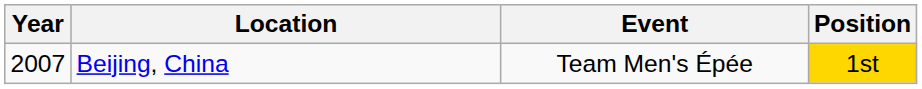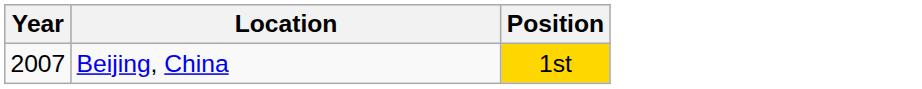- column: (655, 24)
